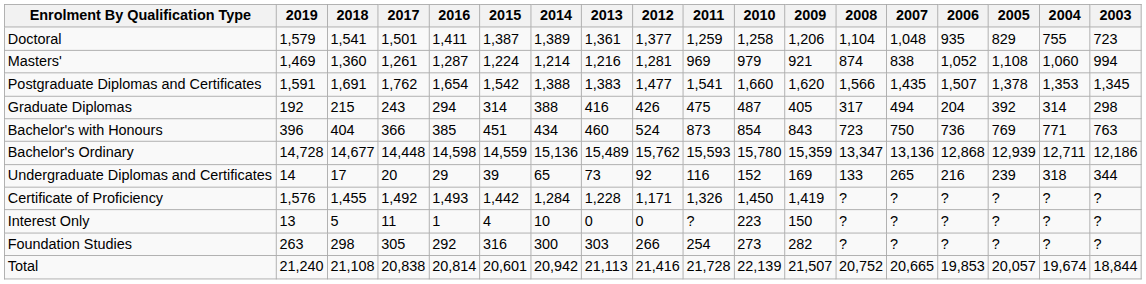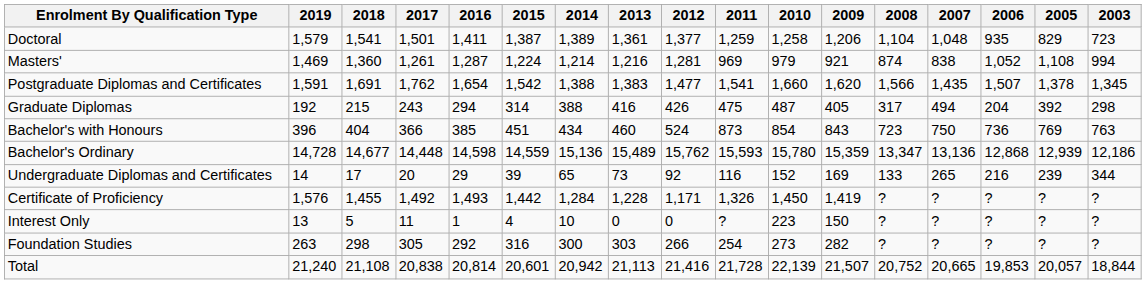- column: (1065, 15)
